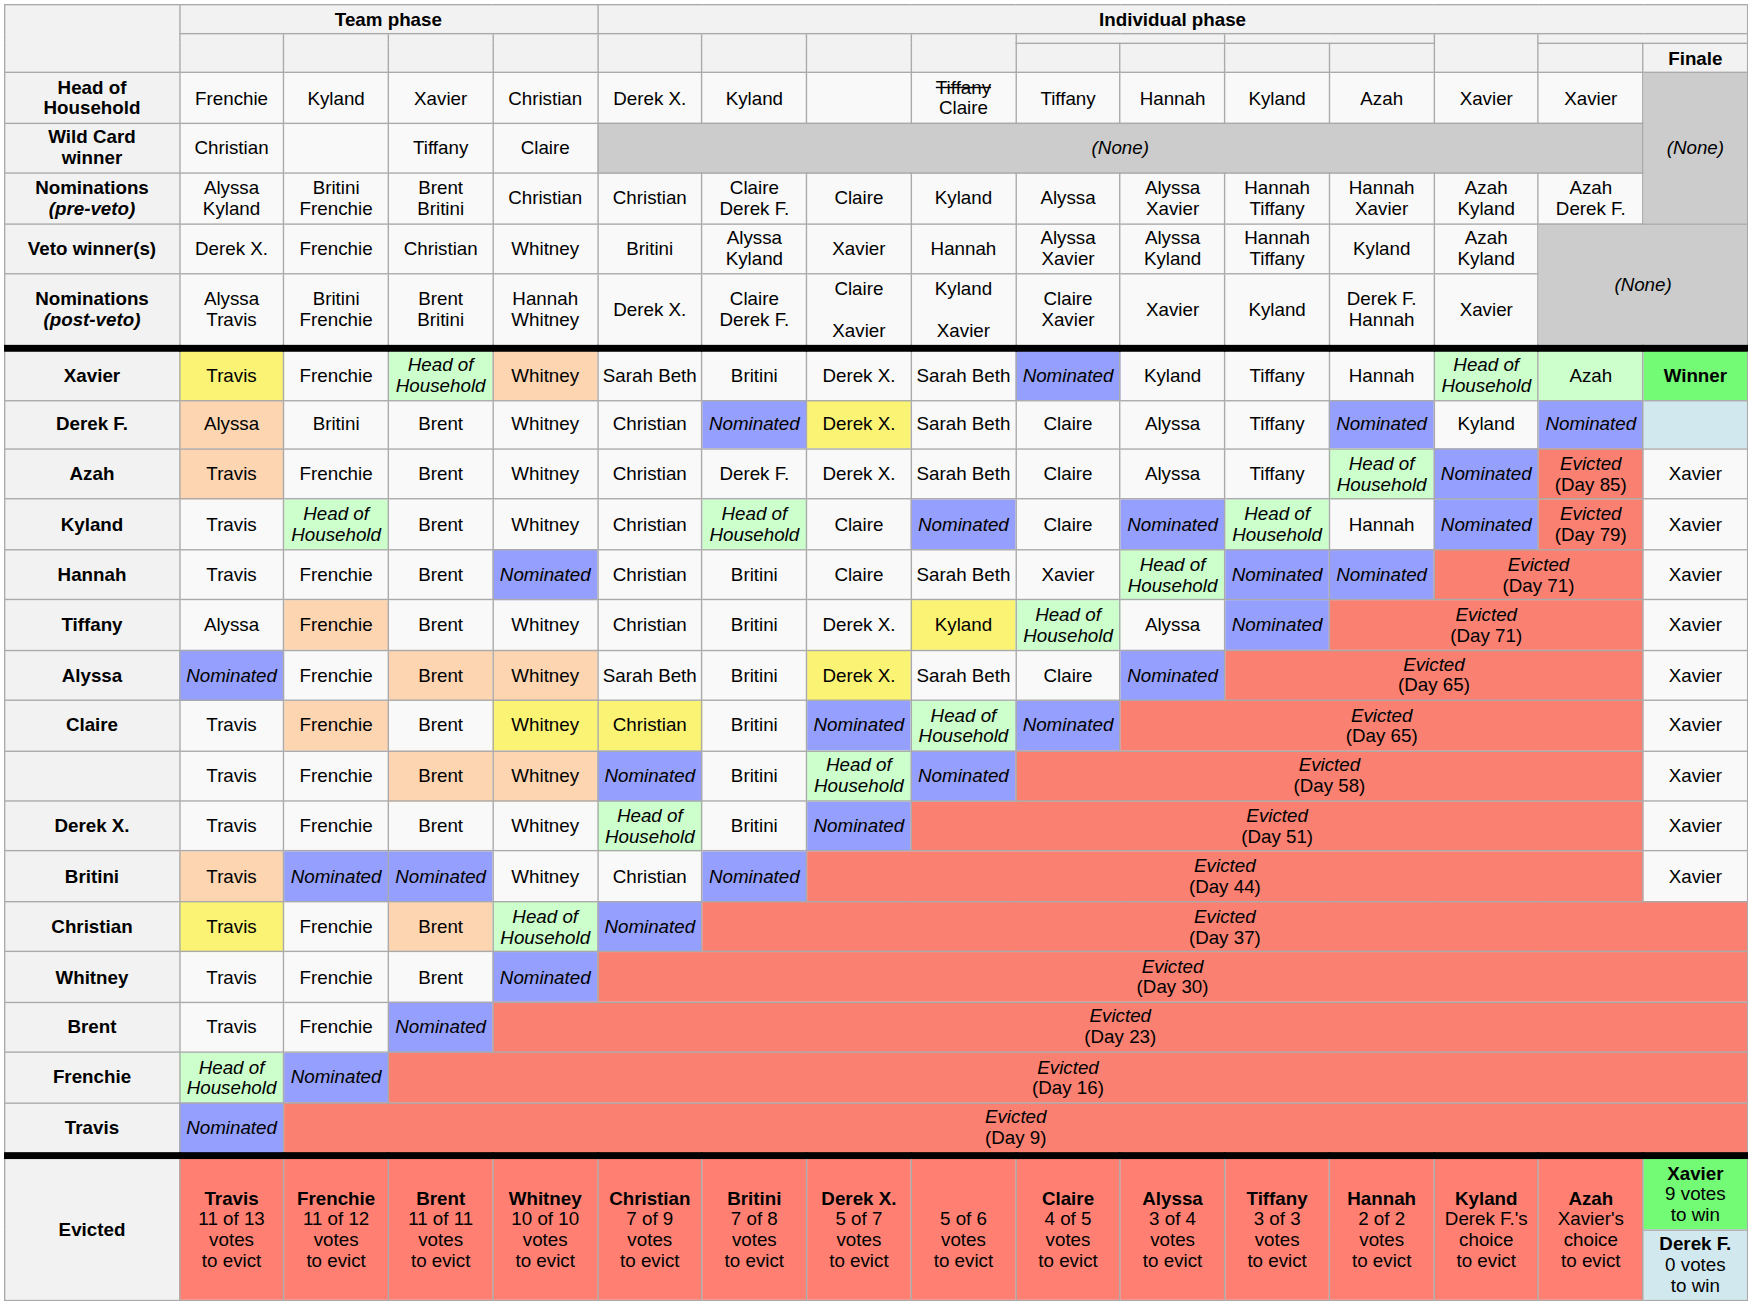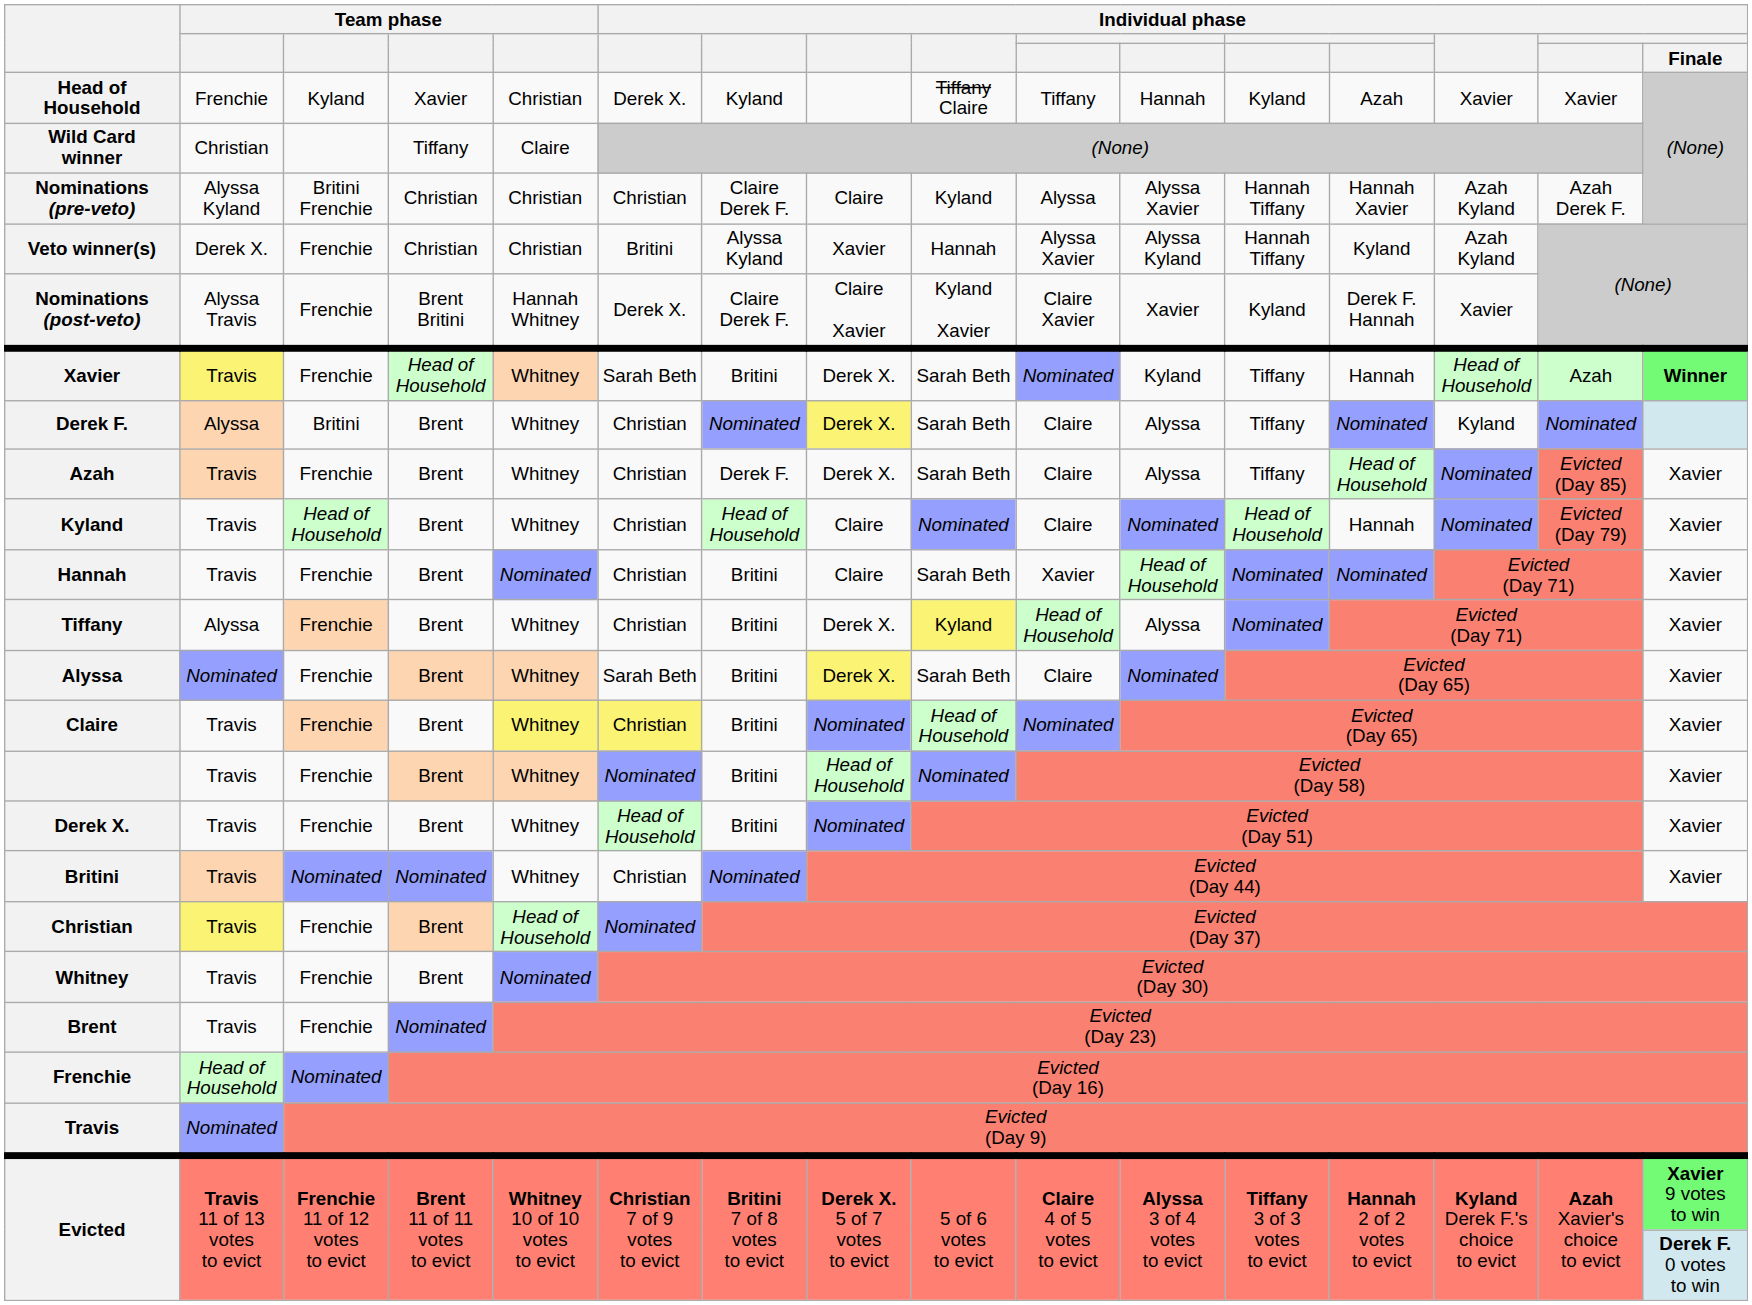(441, 198) Brent Britini -> (441, 198) Christian
(545, 248) Whitney -> (545, 248) Christian
(336, 309) Britini Frenchie -> (336, 309) Frenchie
